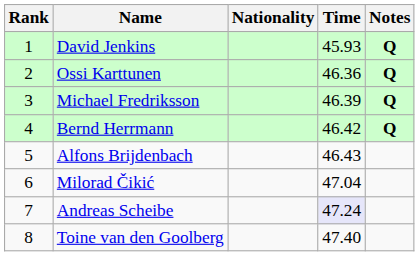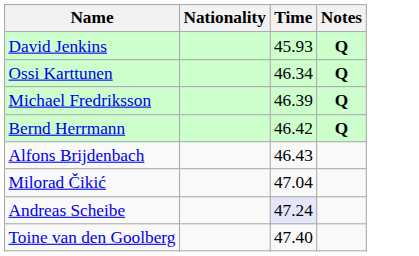- column: (29, 18)
(342, 73) 46.36 -> (293, 73) 46.34
